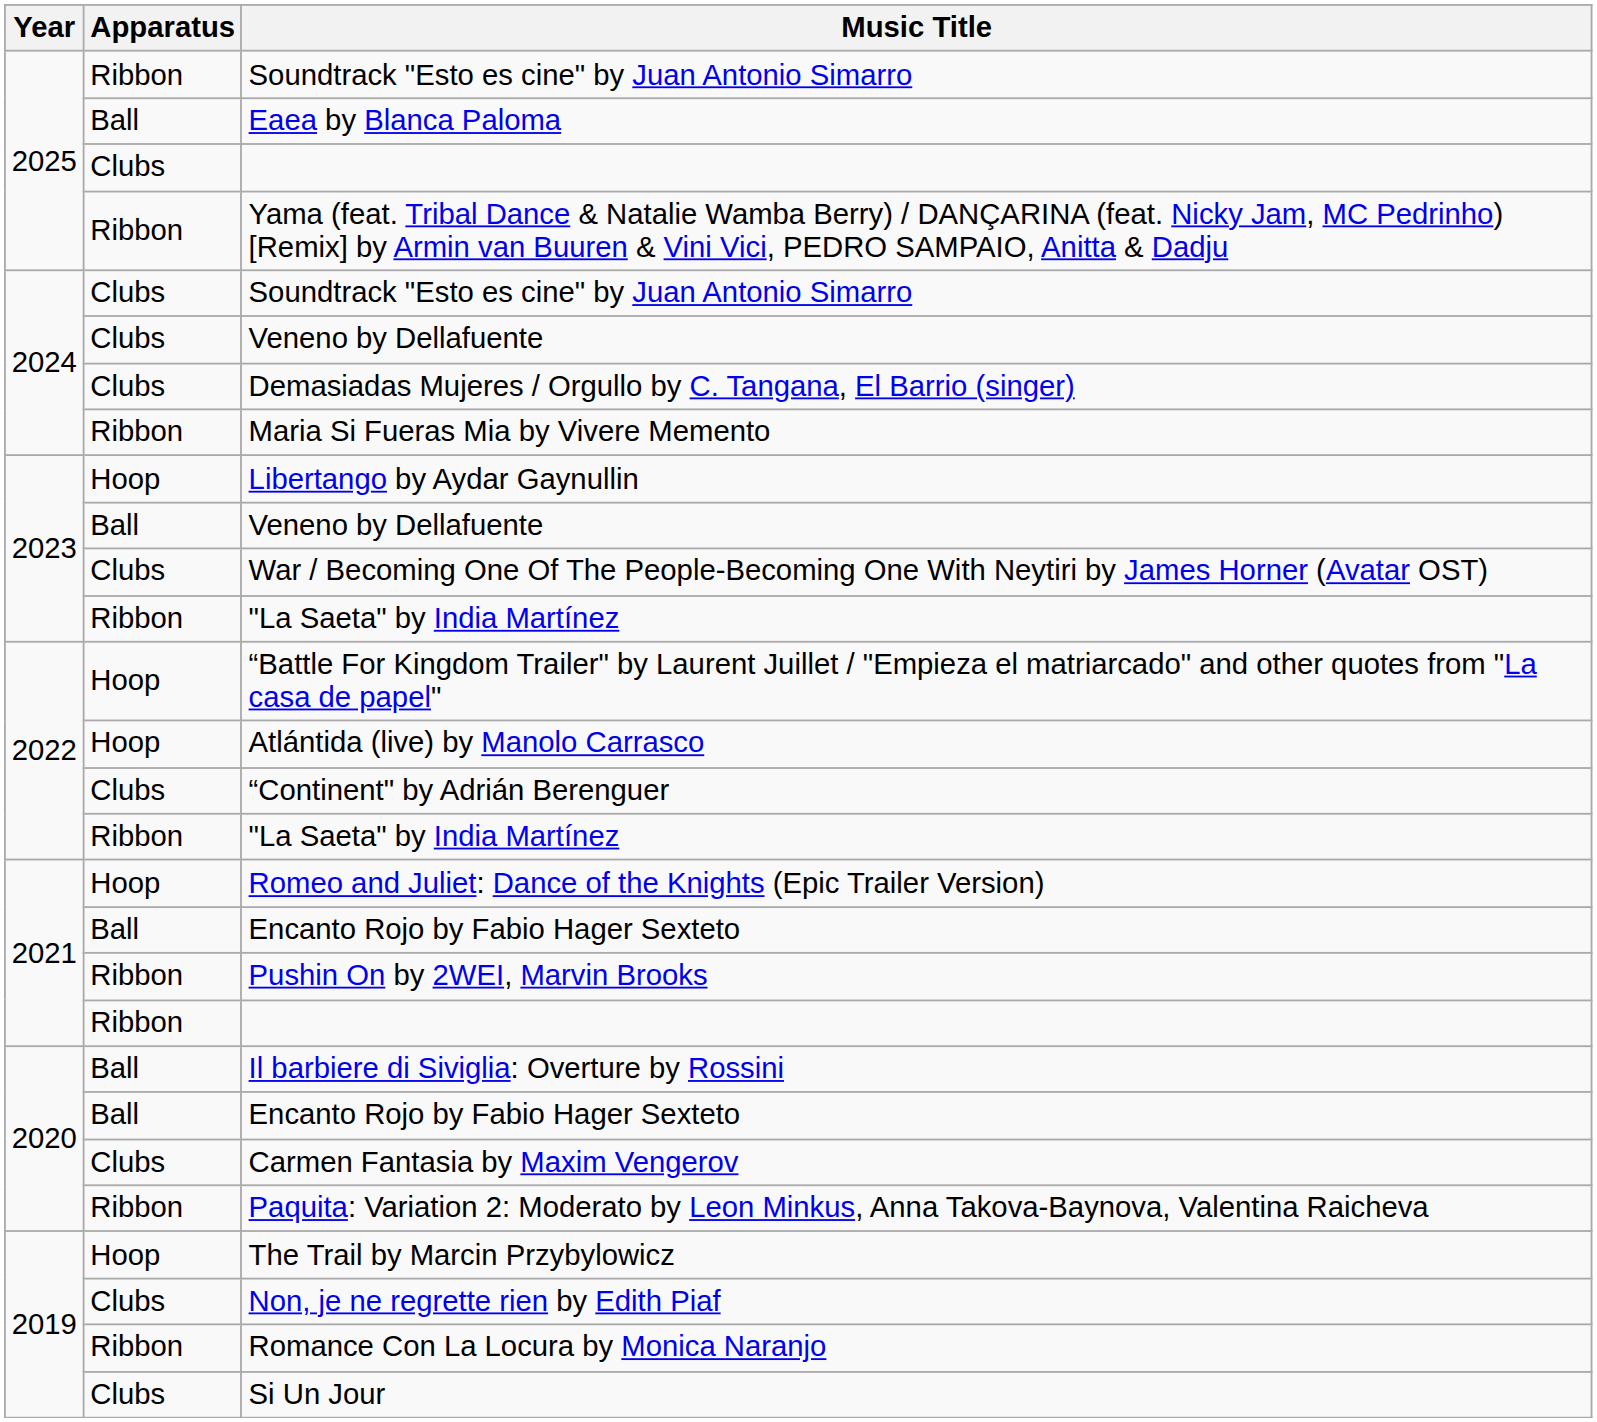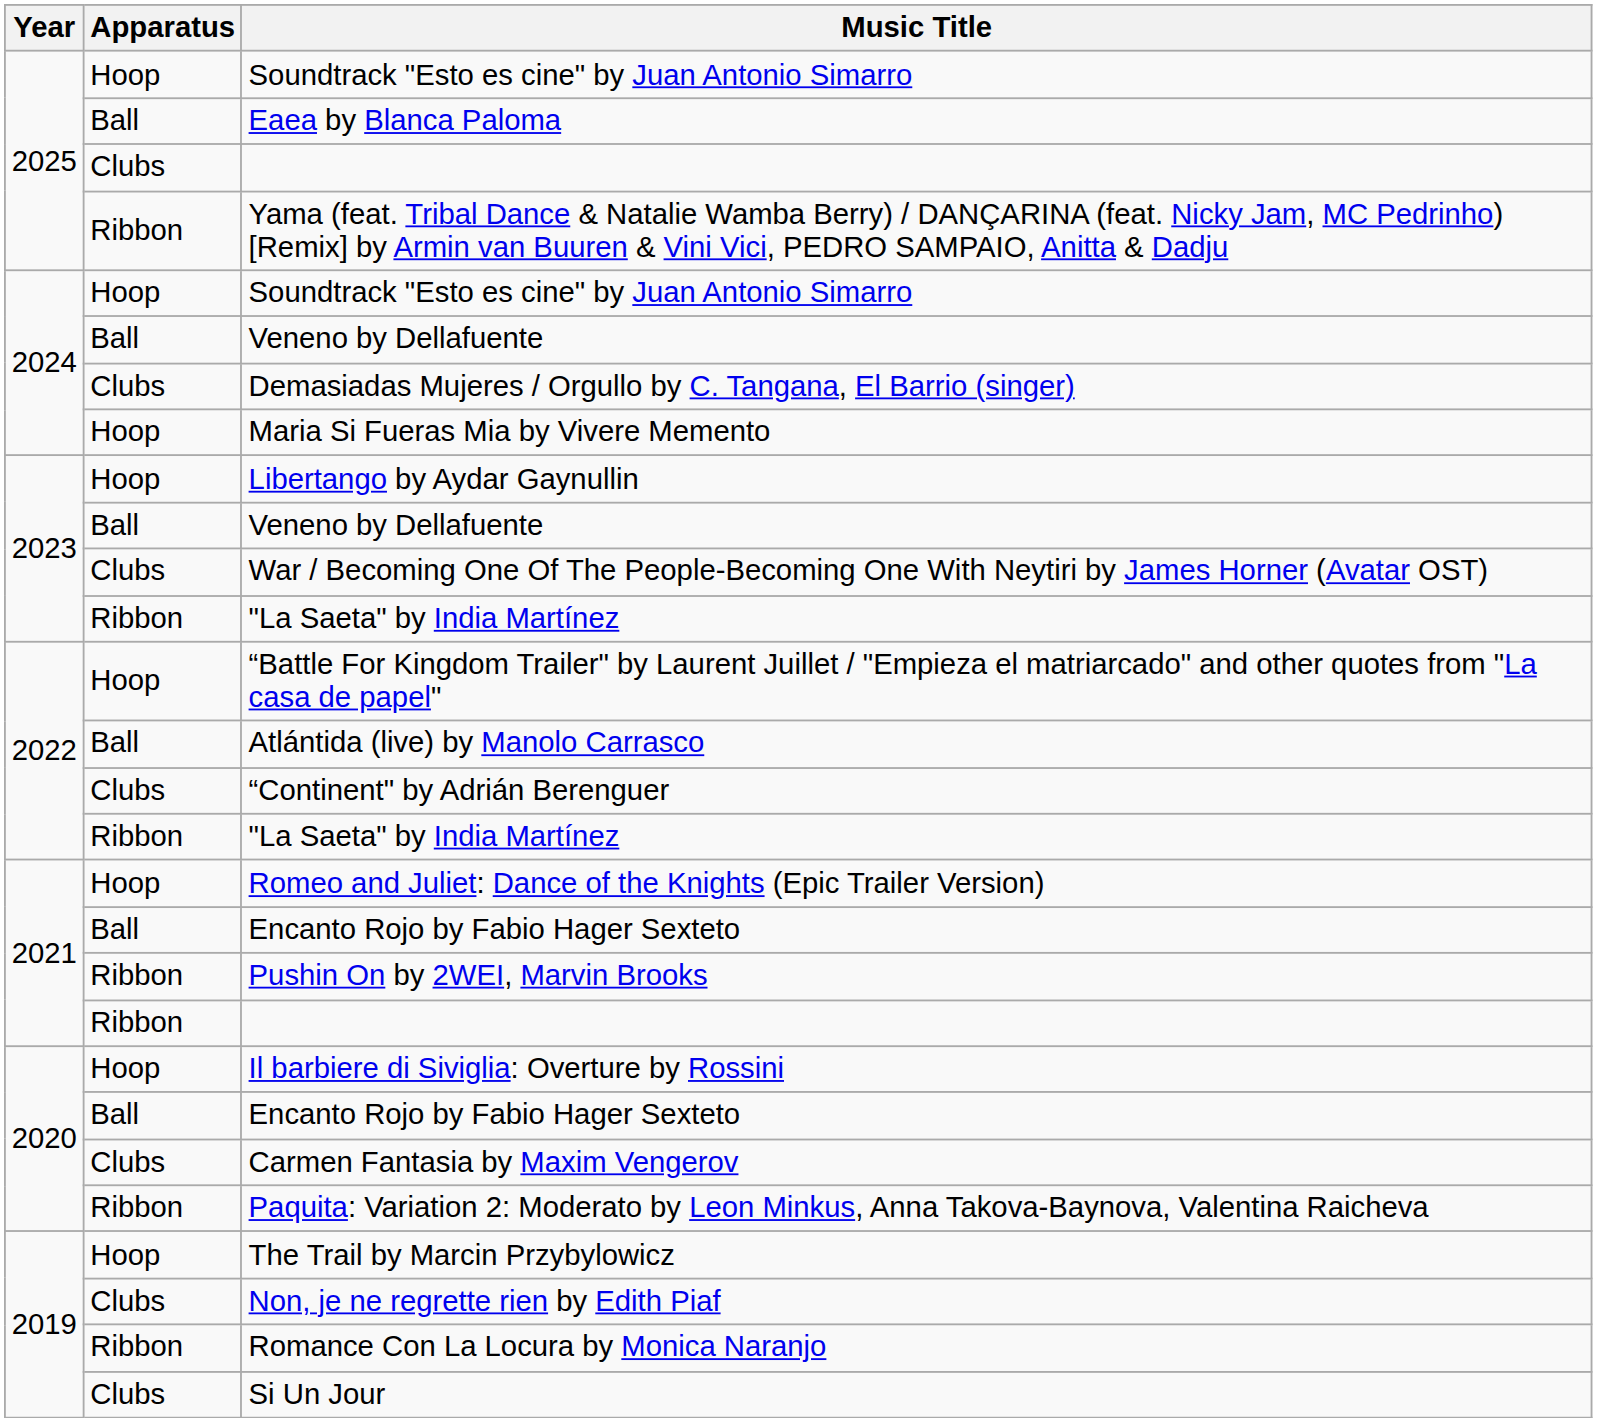(137, 74) Ribbon -> (125, 74) Hoop
(128, 292) Clubs -> (125, 292) Hoop
(128, 339) Clubs -> (115, 339) Ball
(137, 432) Ribbon -> (125, 432) Hoop
(125, 743) Hoop -> (115, 743) Ball
(115, 1068) Ball -> (125, 1068) Hoop
